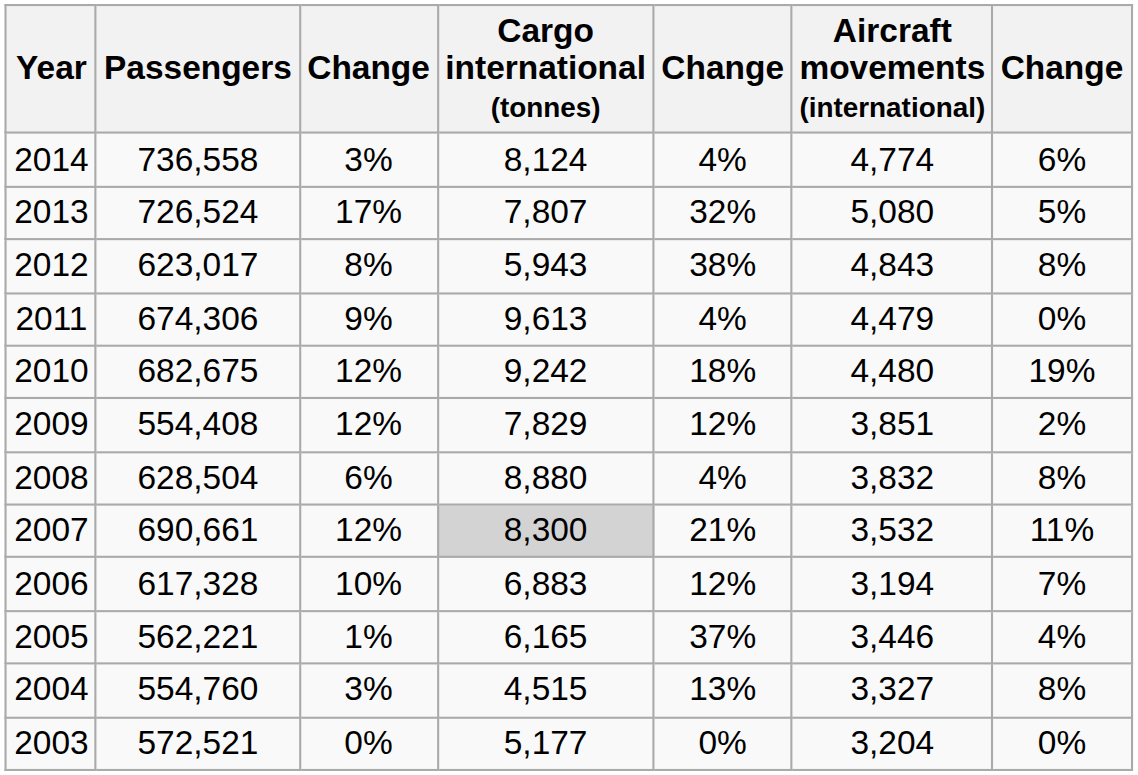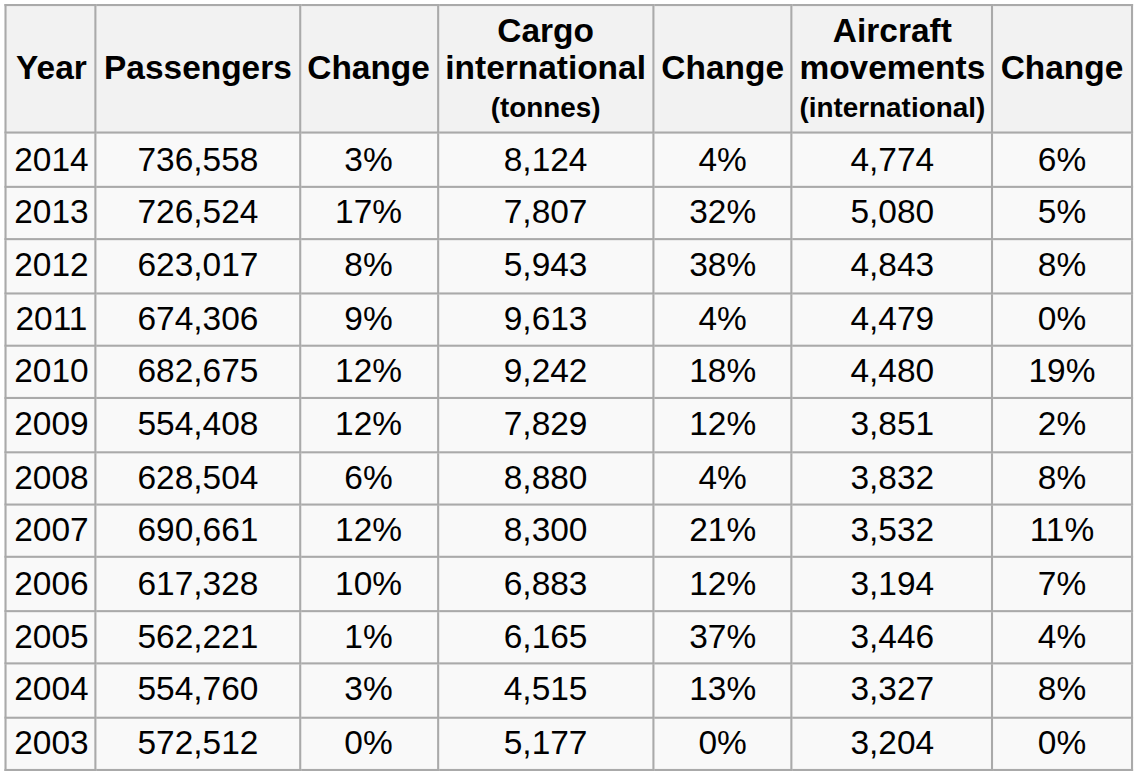(546, 530) lightgrey background -> (546, 530) no background
(198, 742) 572,521 -> (198, 742) 572,512
